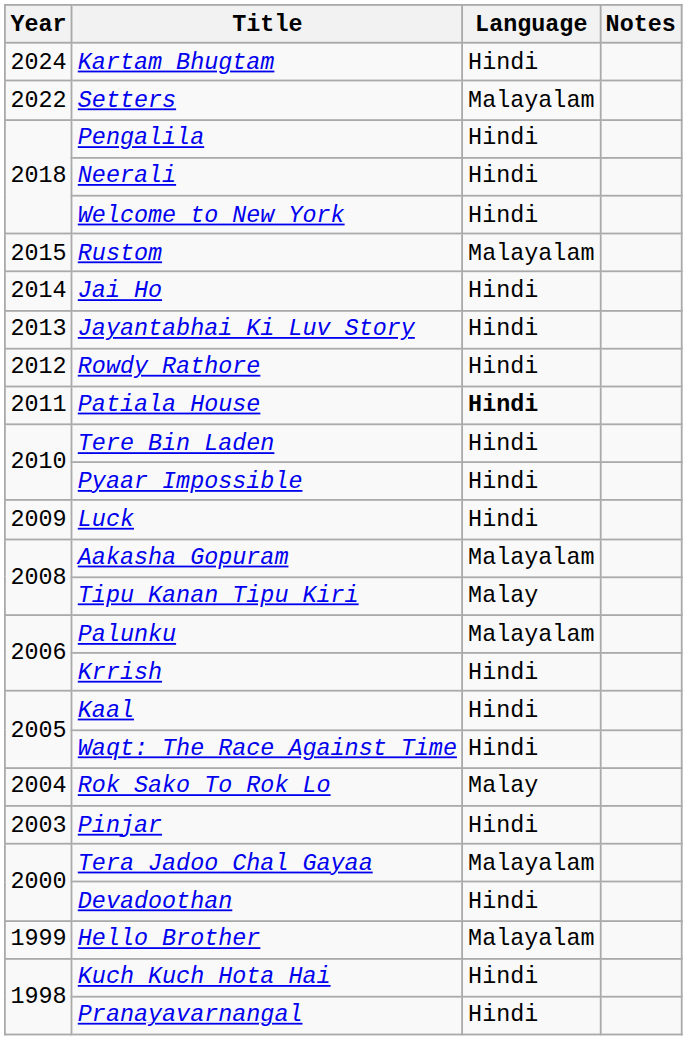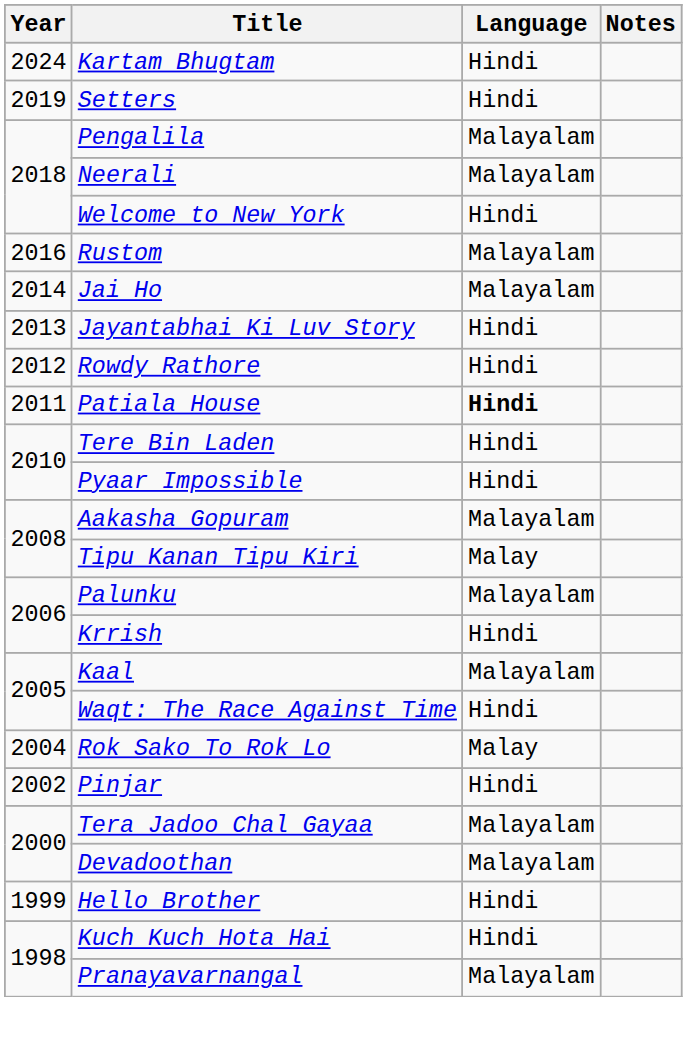(39, 100) 2022 -> (39, 100) 2019
(531, 100) Malayalam -> (503, 100) Hindi
(503, 138) Hindi -> (531, 138) Malayalam
(503, 177) Hindi -> (531, 177) Malayalam
(39, 253) 2015 -> (39, 253) 2016
(503, 291) Hindi -> (531, 291) Malayalam
- row: (106, 520)
(503, 710) Hindi -> (531, 672) Malayalam
(39, 825) 2003 -> (39, 787) 2002
(503, 901) Hindi -> (531, 863) Malayalam
(531, 939) Malayalam -> (503, 901) Hindi
(503, 1016) Hindi -> (531, 977) Malayalam
